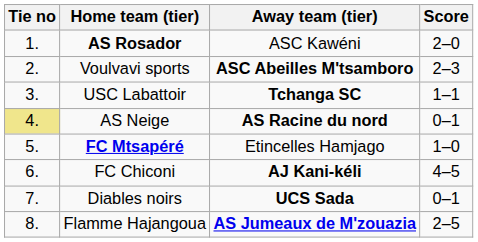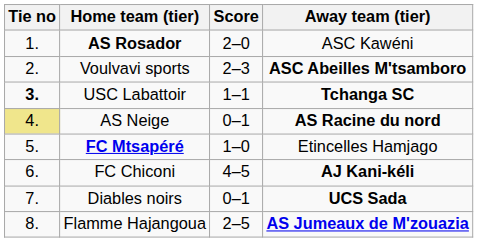columns swapped: (446, 17) <-> (315, 17)
(32, 95) normal -> (32, 95) bold
